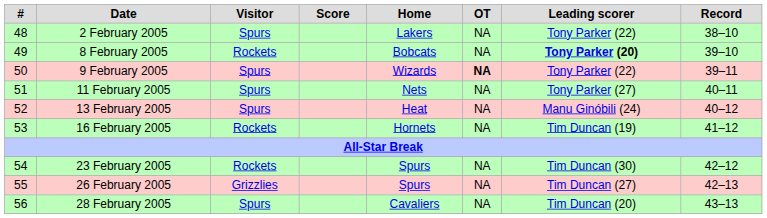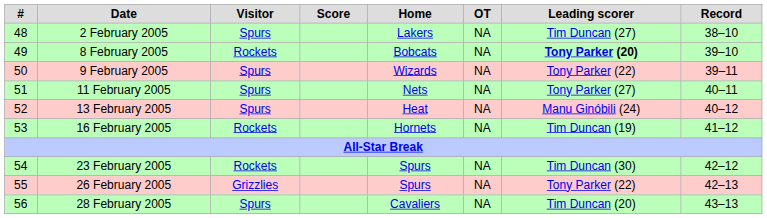(591, 33) Tony Parker (22) -> (591, 33) Tim Duncan (27)
(482, 71) bold -> (482, 71) normal
(591, 185) Tim Duncan (27) -> (591, 185) Tony Parker (22)
